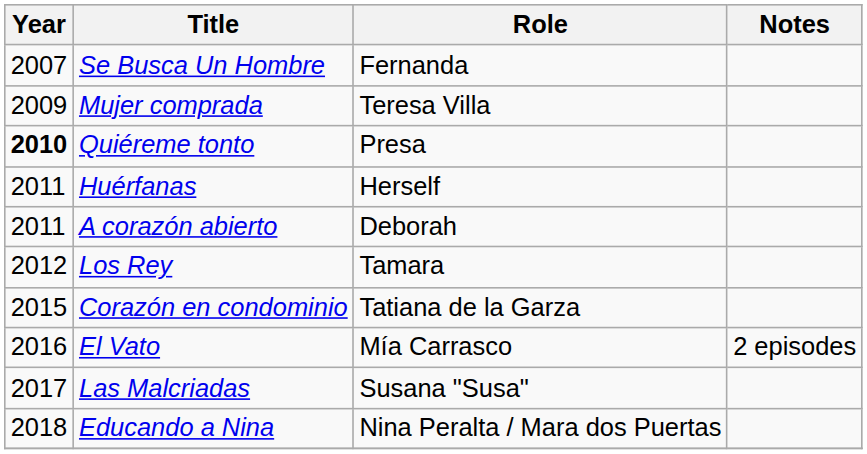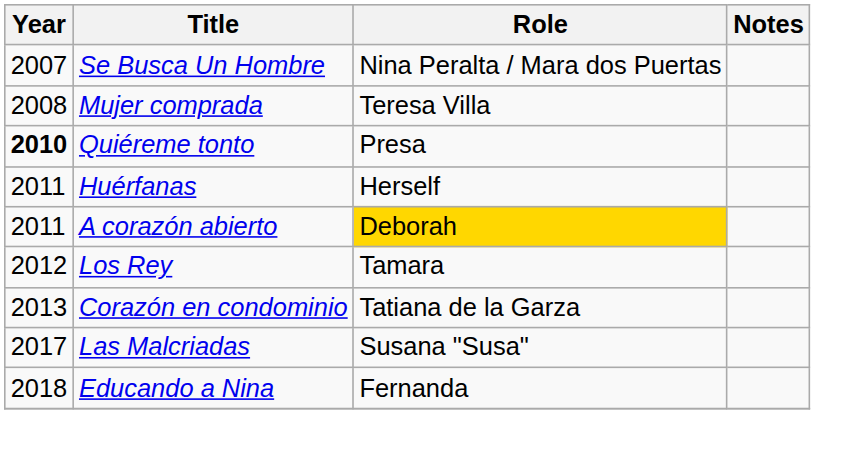(414, 65) Fernanda -> (540, 65) Nina Peralta / Mara dos Puertas
(39, 105) 2009 -> (39, 105) 2008
(408, 226) no background -> (408, 226) gold background
(39, 307) 2015 -> (39, 307) 2013
- row: (120, 347)
(540, 428) Nina Peralta / Mara dos Puertas -> (414, 387) Fernanda
